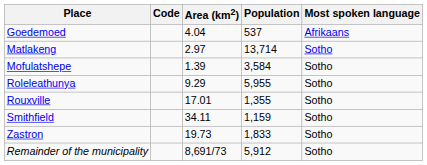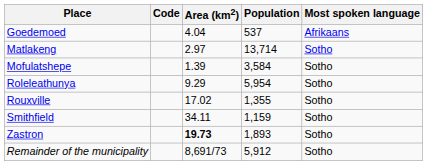(257, 83) 5,955 -> (257, 83) 5,954
(198, 100) 17.01 -> (198, 100) 17.02
(198, 134) normal -> (198, 134) bold
(257, 134) 1,833 -> (257, 134) 1,893
